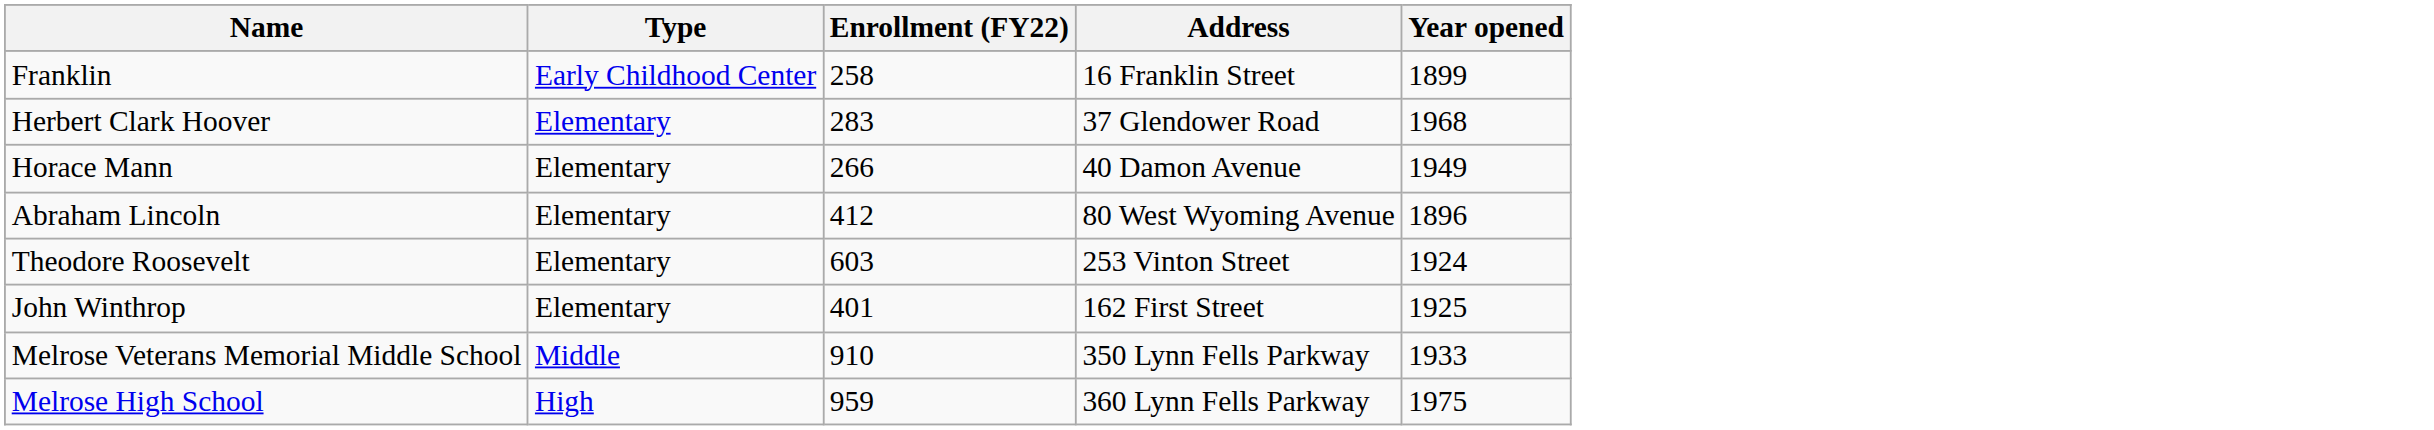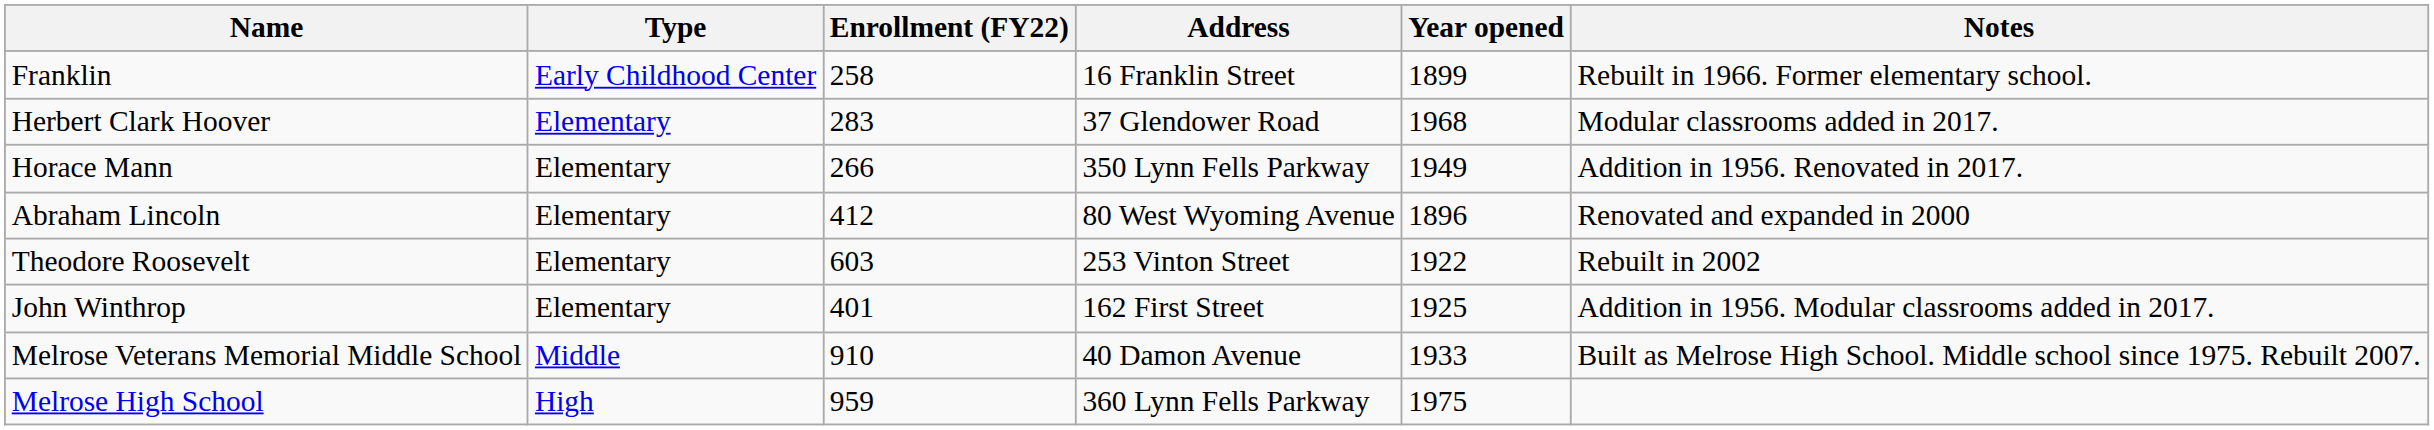+ column: (1999, 27)
(1192, 167) 40 Damon Avenue -> (1226, 167) 350 Lynn Fells Parkway
(1438, 261) 1924 -> (1438, 261) 1922
(1226, 354) 350 Lynn Fells Parkway -> (1192, 354) 40 Damon Avenue
